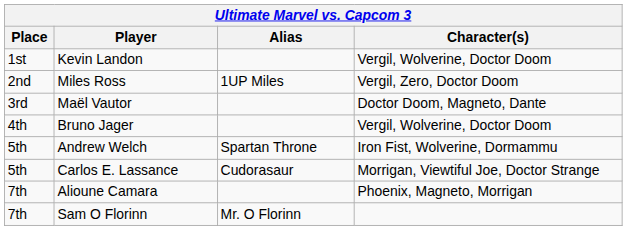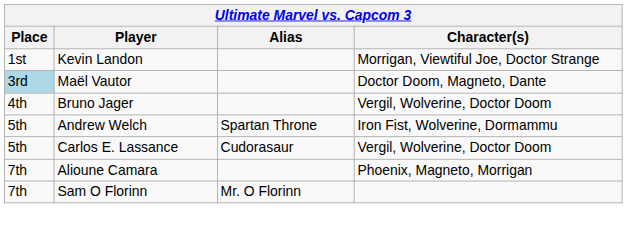(454, 59) Vergil, Wolverine, Doctor Doom -> (478, 59) Morrigan, Viewtiful Joe, Doctor Strange
- row: (92, 81)
(18, 103) no background -> (18, 81) lightblue background
(478, 170) Morrigan, Viewtiful Joe, Doctor Strange -> (454, 147) Vergil, Wolverine, Doctor Doom
